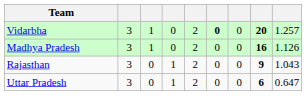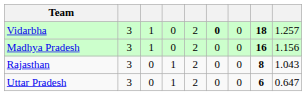(261, 30) 20 -> (261, 30) 18
(287, 47) 1.126 -> (287, 47) 1.156
(261, 64) 9 -> (261, 64) 8
